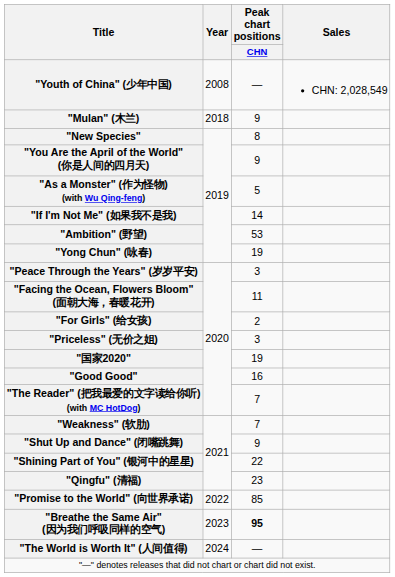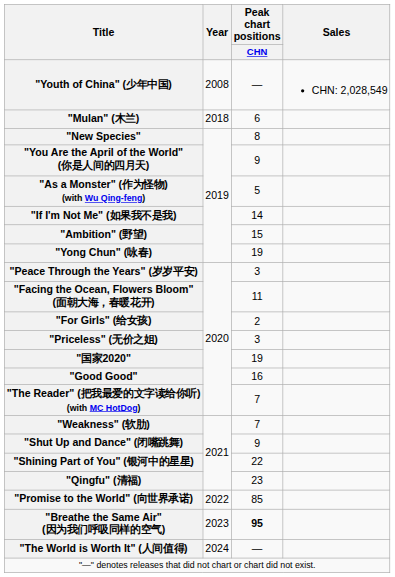(257, 119) 9 -> (257, 119) 6
(257, 234) 53 -> (257, 234) 15
